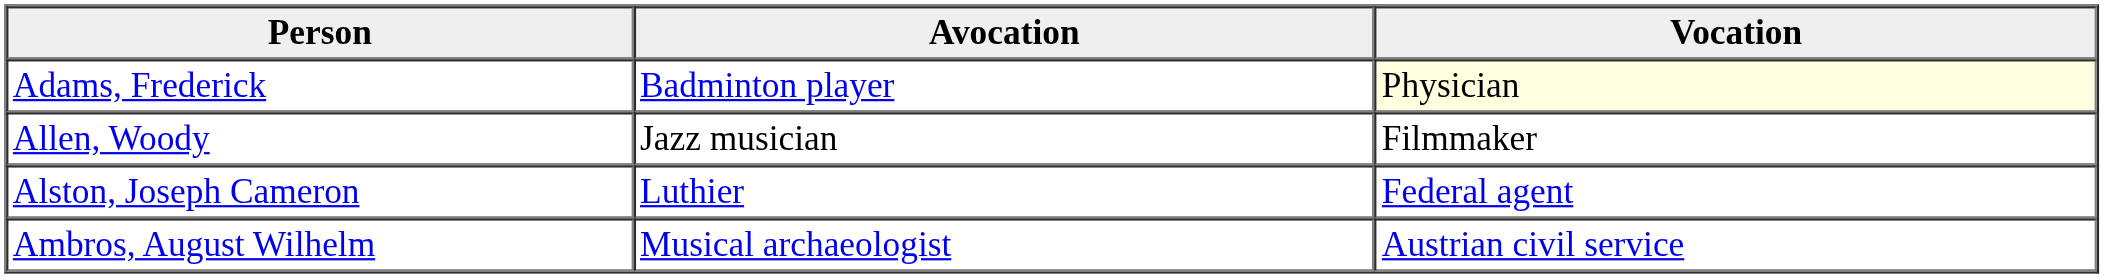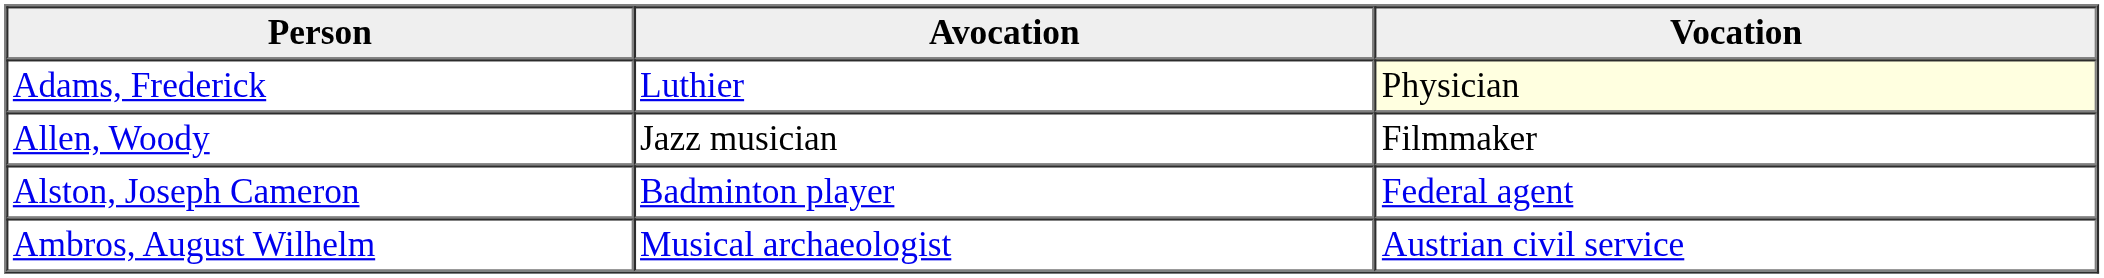(767, 85) Badminton player -> (692, 85) Luthier
(692, 191) Luthier -> (767, 191) Badminton player
